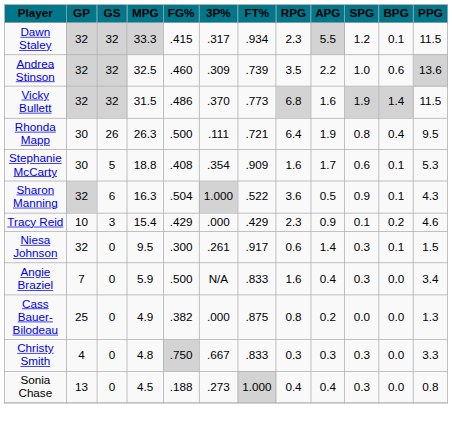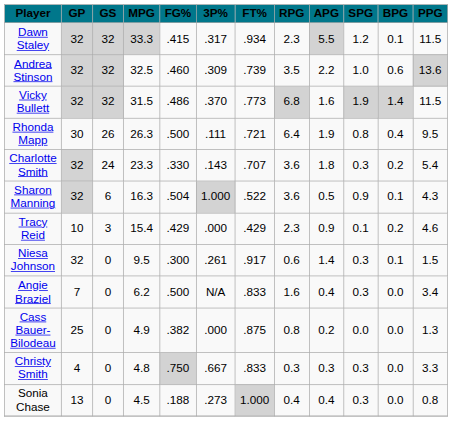+ row: (33, 165)
- row: (35, 165)
(145, 279) 5.9 -> (142, 292) 6.2
